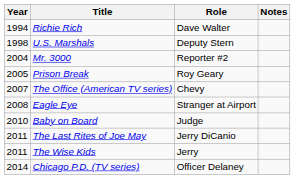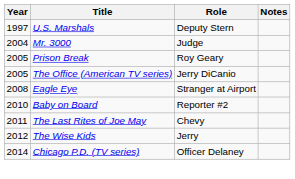- row: (57, 27)
(17, 43) 1998 -> (17, 27) 1997
(202, 58) Reporter #2 -> (190, 43) Judge
(17, 89) 2007 -> (17, 74) 2005
(190, 89) Chevy -> (206, 74) Jerry DiCanio
(190, 120) Judge -> (202, 105) Reporter #2
(206, 136) Jerry DiCanio -> (190, 120) Chevy
(17, 151) 2011 -> (17, 136) 2012
